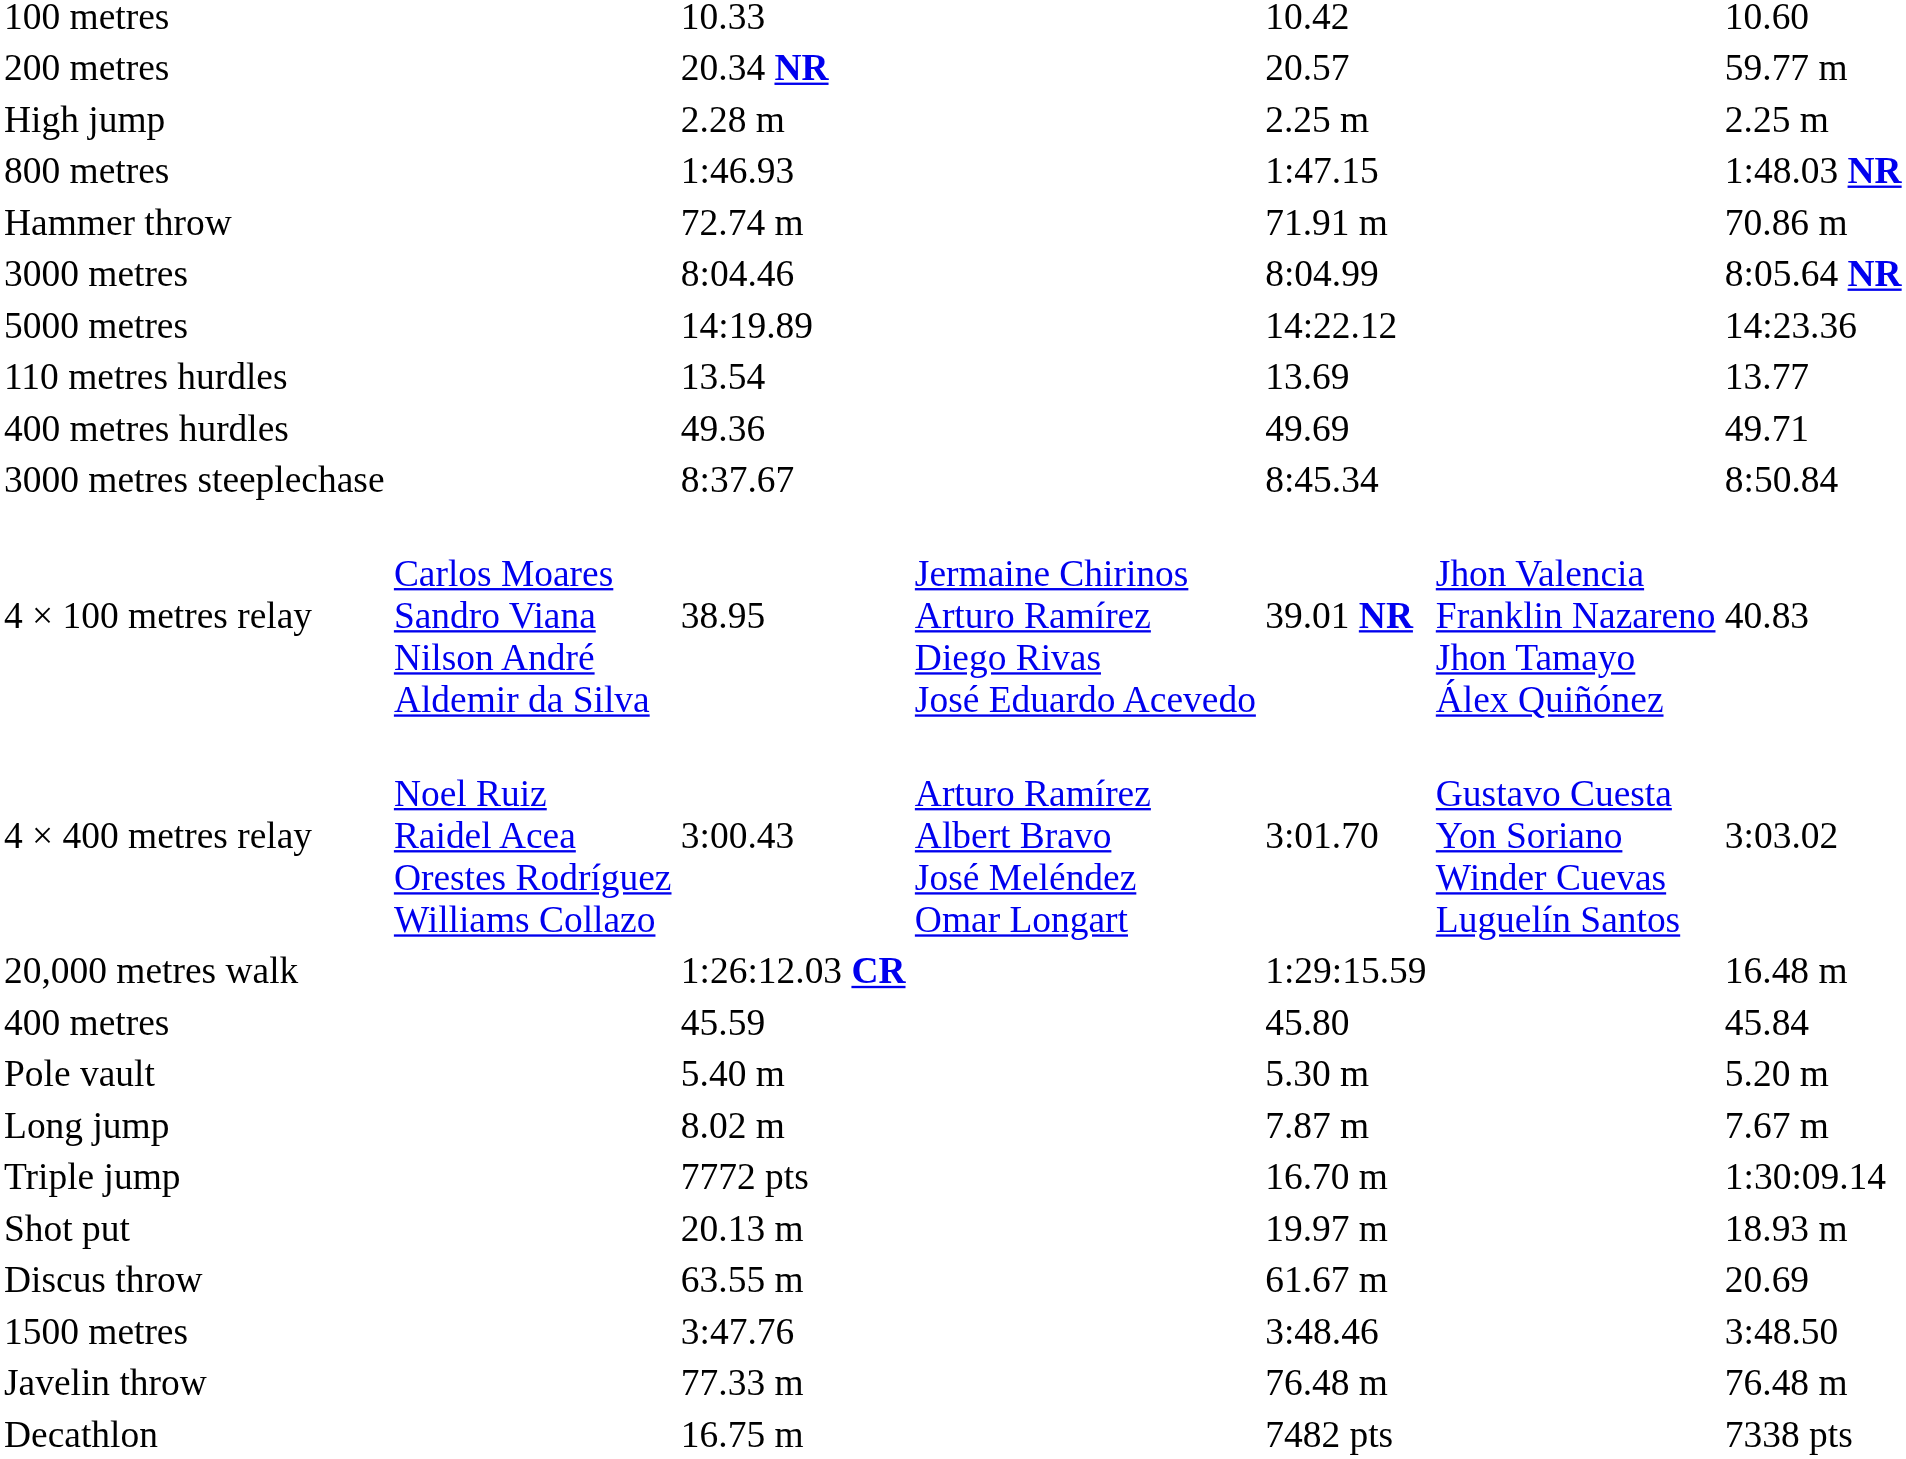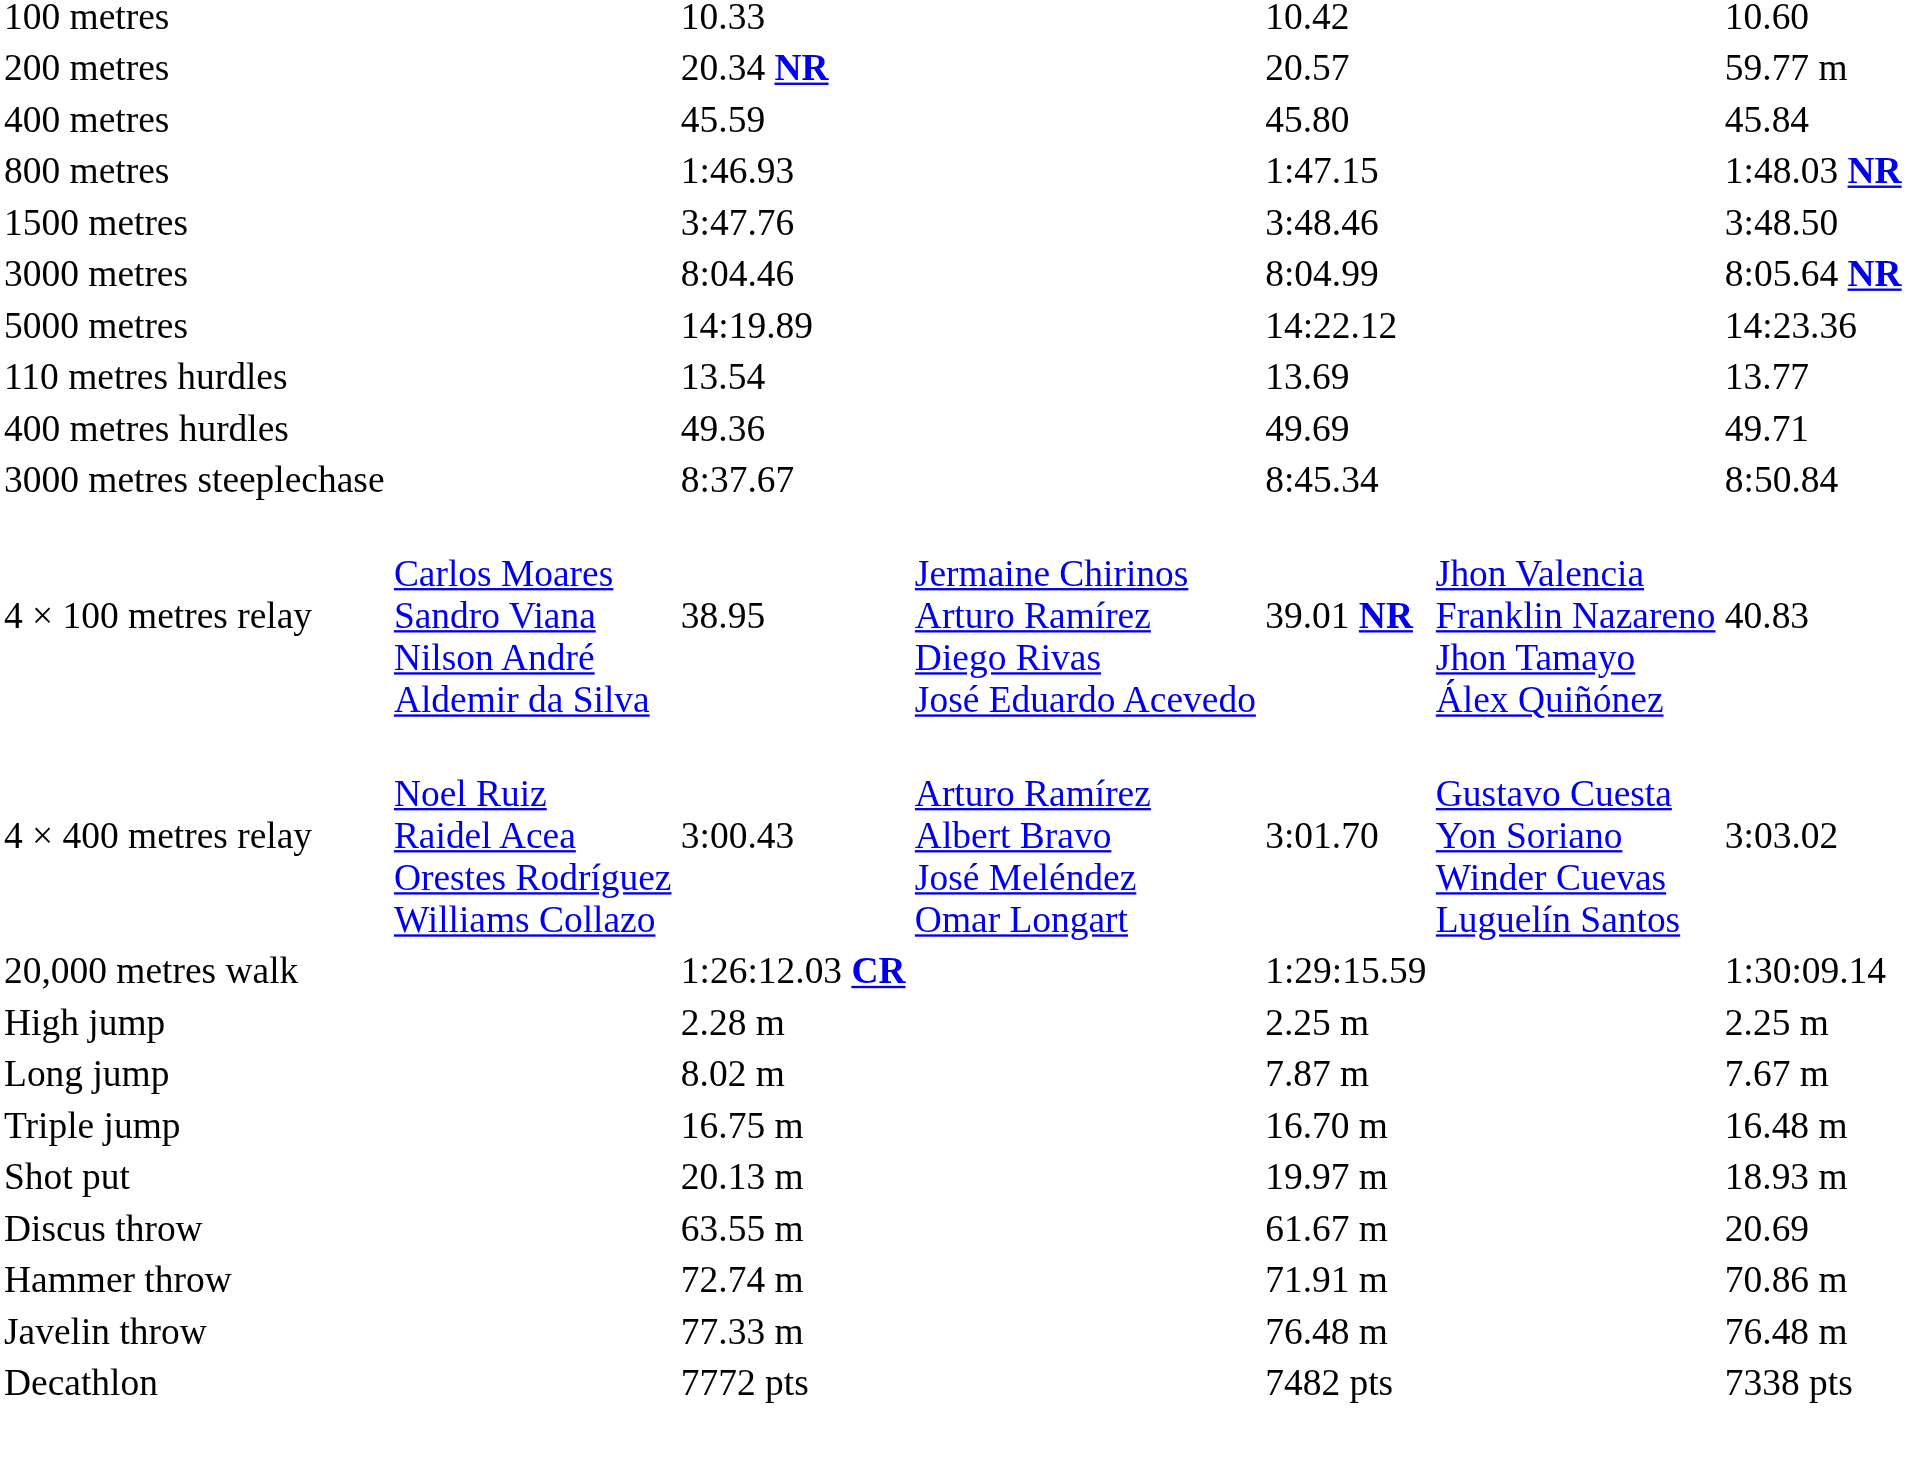rows swapped: (87, 1022) <-> (85, 119)
rows swapped: (96, 1331) <-> (118, 222)
(1786, 971) 16.48 m -> (1805, 971) 1:30:09.14
- row: (79, 1074)
(745, 1177) 7772 pts -> (742, 1125) 16.75 m
(1805, 1177) 1:30:09.14 -> (1786, 1125) 16.48 m
(742, 1434) 16.75 m -> (745, 1382) 7772 pts
